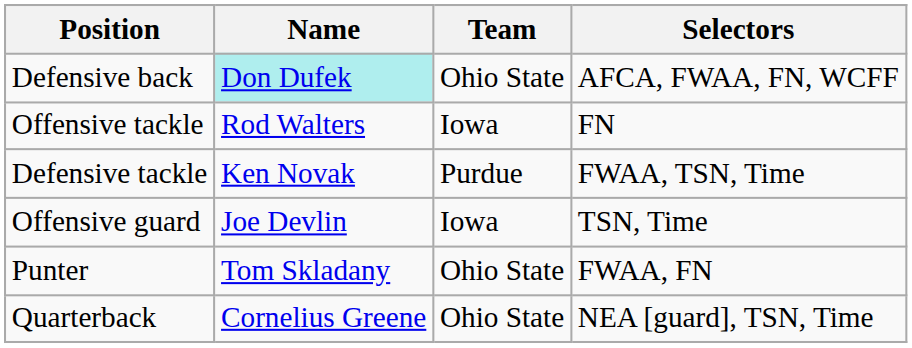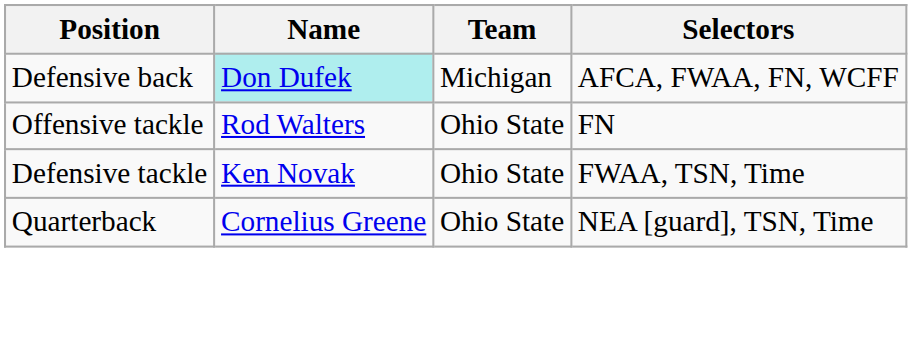(502, 77) Ohio State -> (496, 77) Michigan
(469, 125) Iowa -> (502, 125) Ohio State
(481, 173) Purdue -> (502, 173) Ohio State
- row: (106, 221)
- row: (50, 270)
